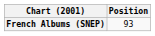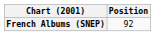(129, 24) 93 -> (129, 24) 92
